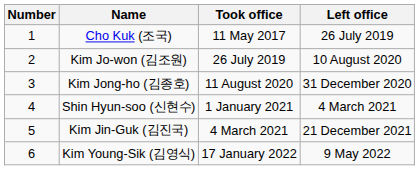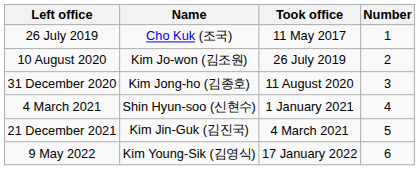columns swapped: (32, 15) <-> (357, 15)
